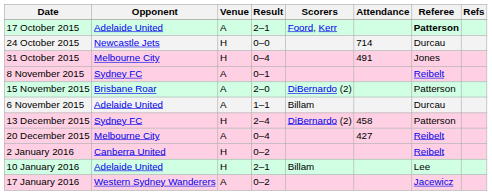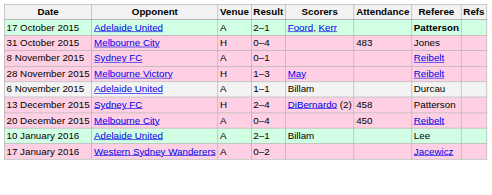- row: (43, 43)
(364, 58) 491 -> (364, 43) 483
- row: (48, 89)
+ row: (48, 74)
(364, 136) 427 -> (364, 120) 450
- row: (40, 151)
(224, 167) H -> (223, 136) A
